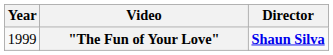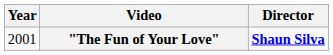(22, 38) 1999 -> (22, 38) 2001
